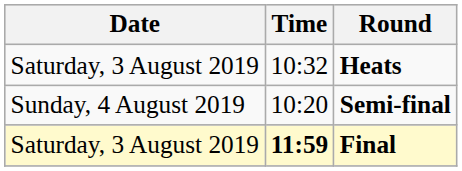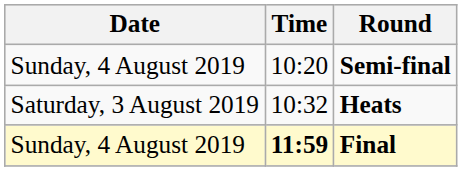rows swapped: (371, 64) <-> (395, 104)
(135, 144) Saturday, 3 August 2019 -> (128, 144) Sunday, 4 August 2019
